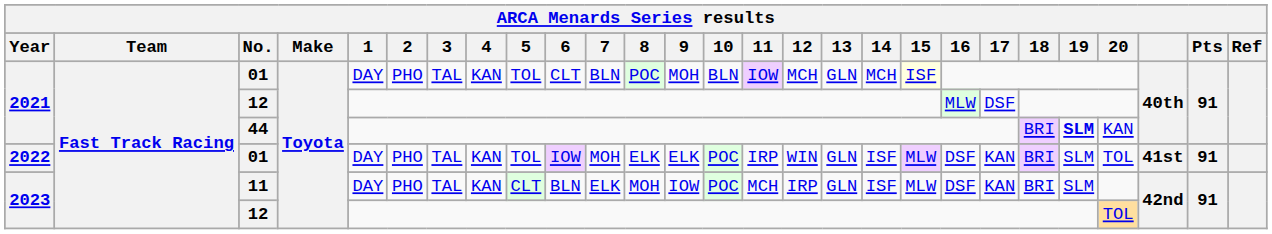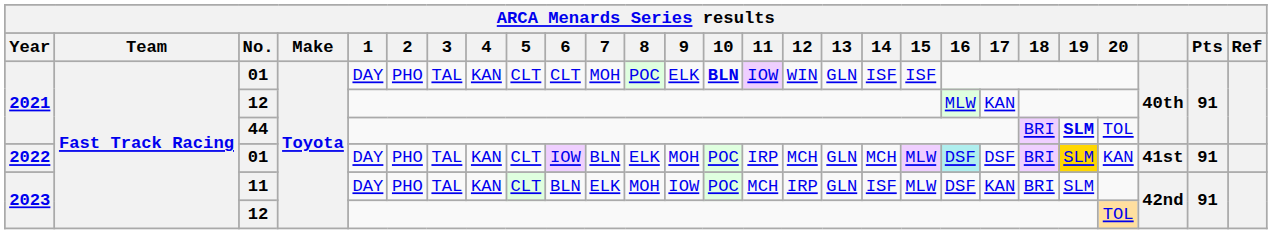(526, 74) TOL -> (526, 74) CLT
(605, 74) BLN -> (605, 74) MOH
(684, 74) MOH -> (684, 74) ELK
(723, 74) normal -> (723, 74) bold
(802, 74) MCH -> (802, 74) WIN
(881, 74) MCH -> (881, 74) ISF
(921, 74) lightyellow background -> (921, 74) no background
(1000, 102) DSF -> (1000, 102) KAN
(1118, 130) KAN -> (1118, 130) TOL
(526, 158) TOL -> (526, 158) CLT
(605, 158) MOH -> (605, 158) BLN
(684, 158) ELK -> (684, 158) MOH
(802, 158) WIN -> (802, 158) MCH
(881, 158) ISF -> (881, 158) MCH
(960, 158) no background -> (960, 158) paleturquoise background
(1000, 158) KAN -> (1000, 158) DSF
(1079, 158) no background -> (1079, 158) gold background
(1118, 158) TOL -> (1118, 158) KAN
